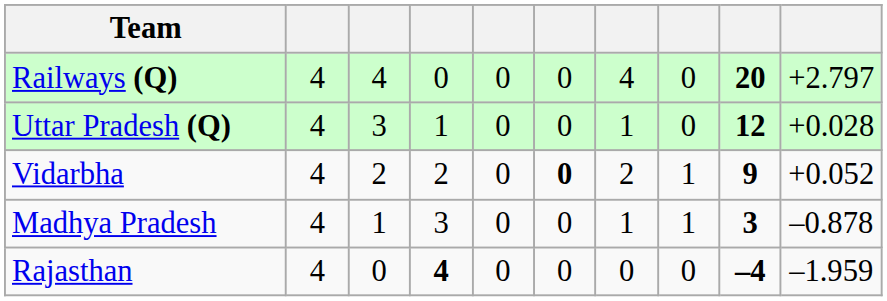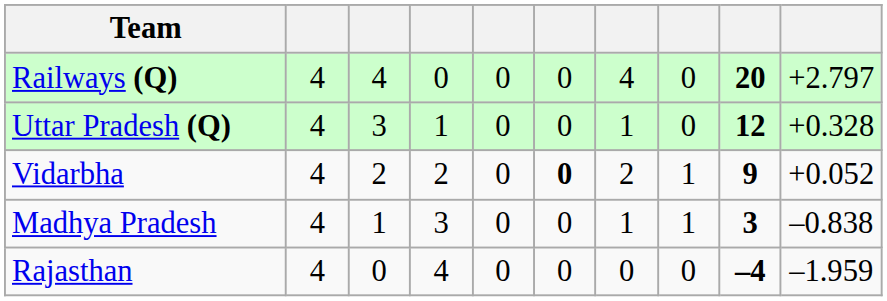(831, 125) +0.028 -> (831, 125) +0.328
(831, 222) –0.878 -> (831, 222) –0.838
(441, 271) bold -> (441, 271) normal
